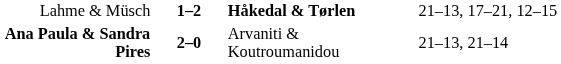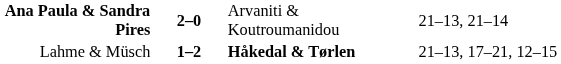rows swapped: (78, 42) <-> (95, 11)
